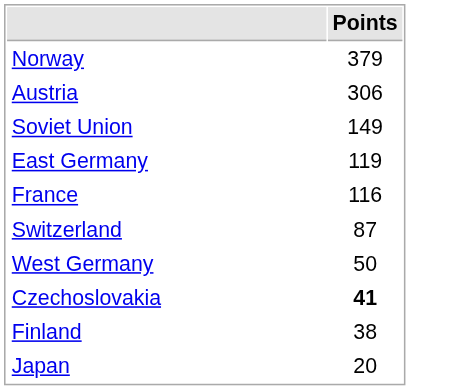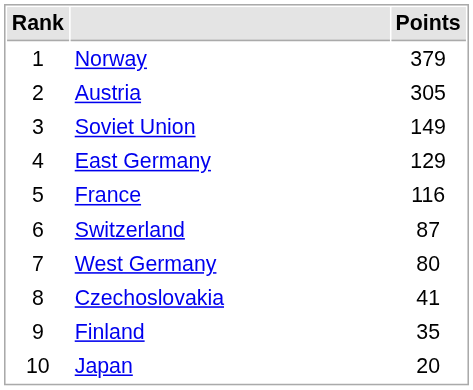+ column: (38, 23)
(365, 93) 306 -> (428, 93) 305
(365, 161) 119 -> (428, 161) 129
(365, 264) 50 -> (428, 264) 80
(365, 298) bold -> (428, 298) normal
(365, 332) 38 -> (428, 332) 35
